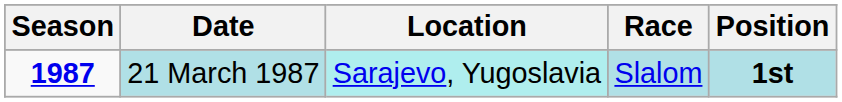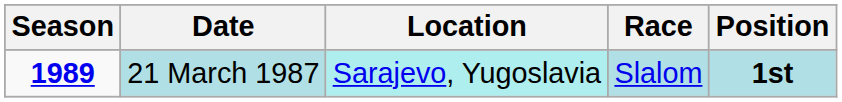(63, 73) 1987 -> (63, 73) 1989
